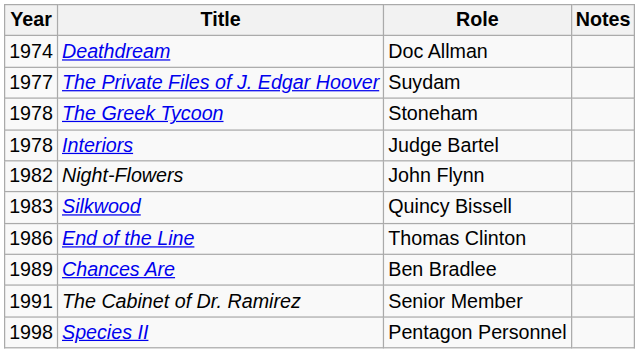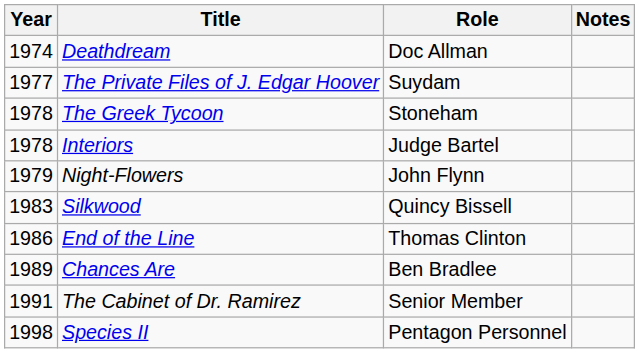(31, 176) 1982 -> (31, 176) 1979
